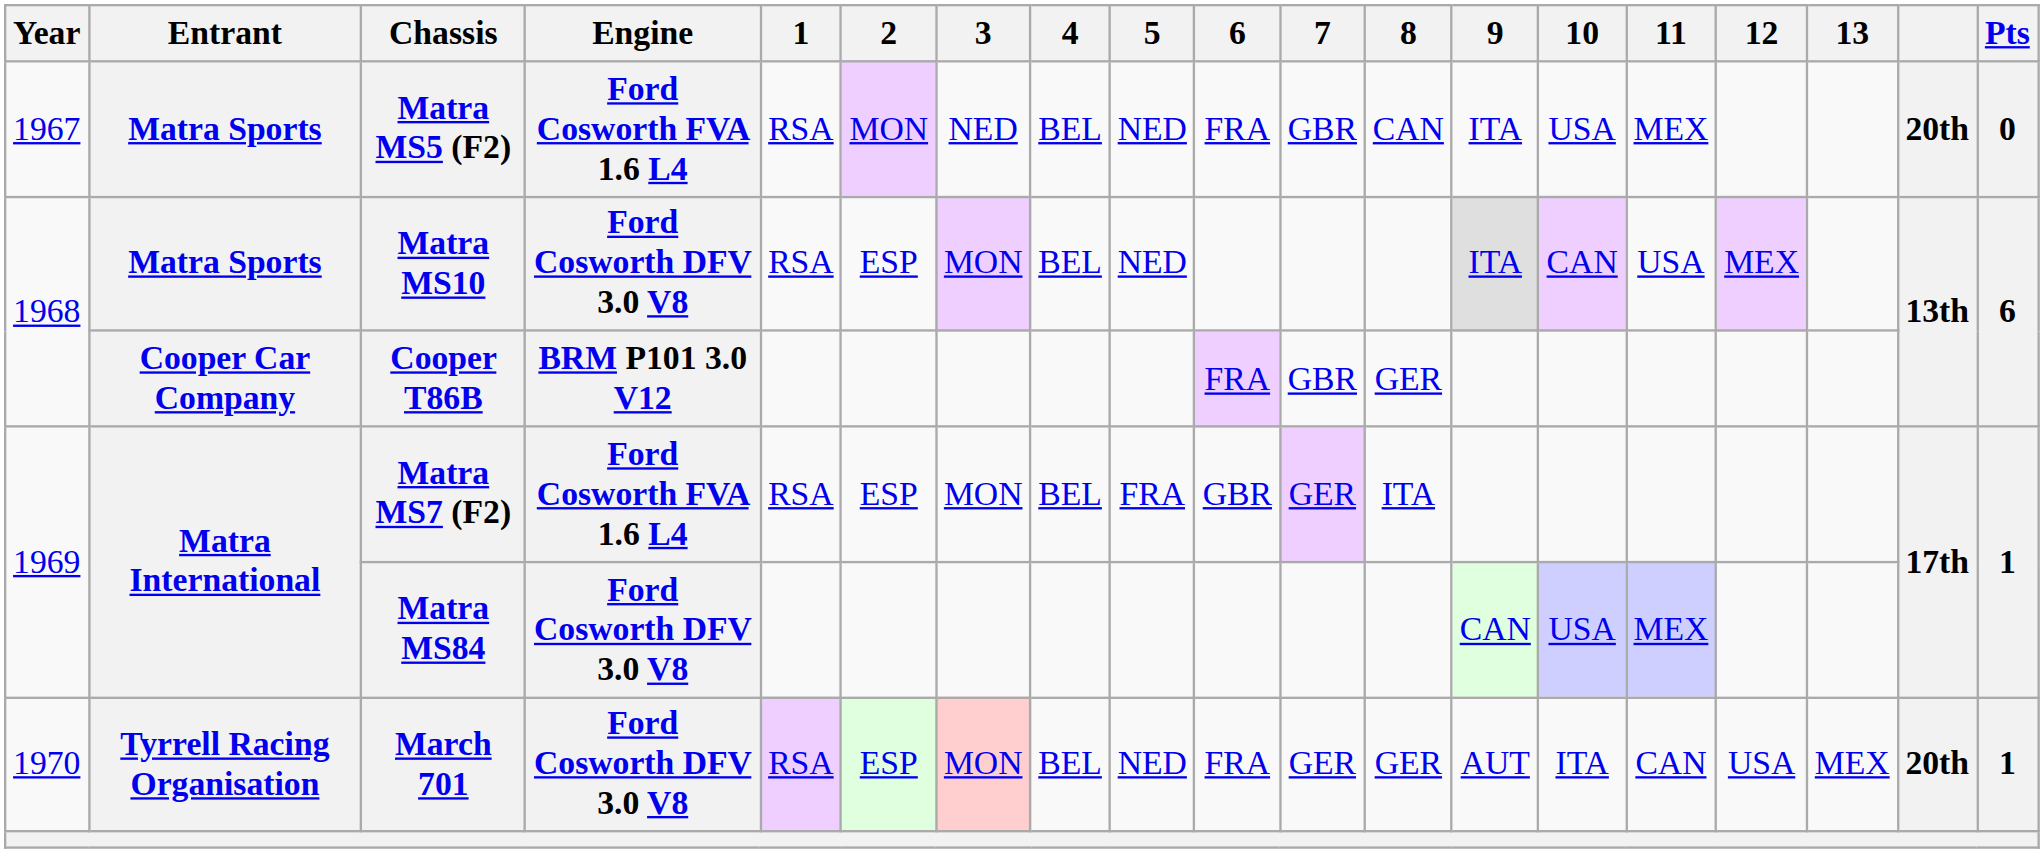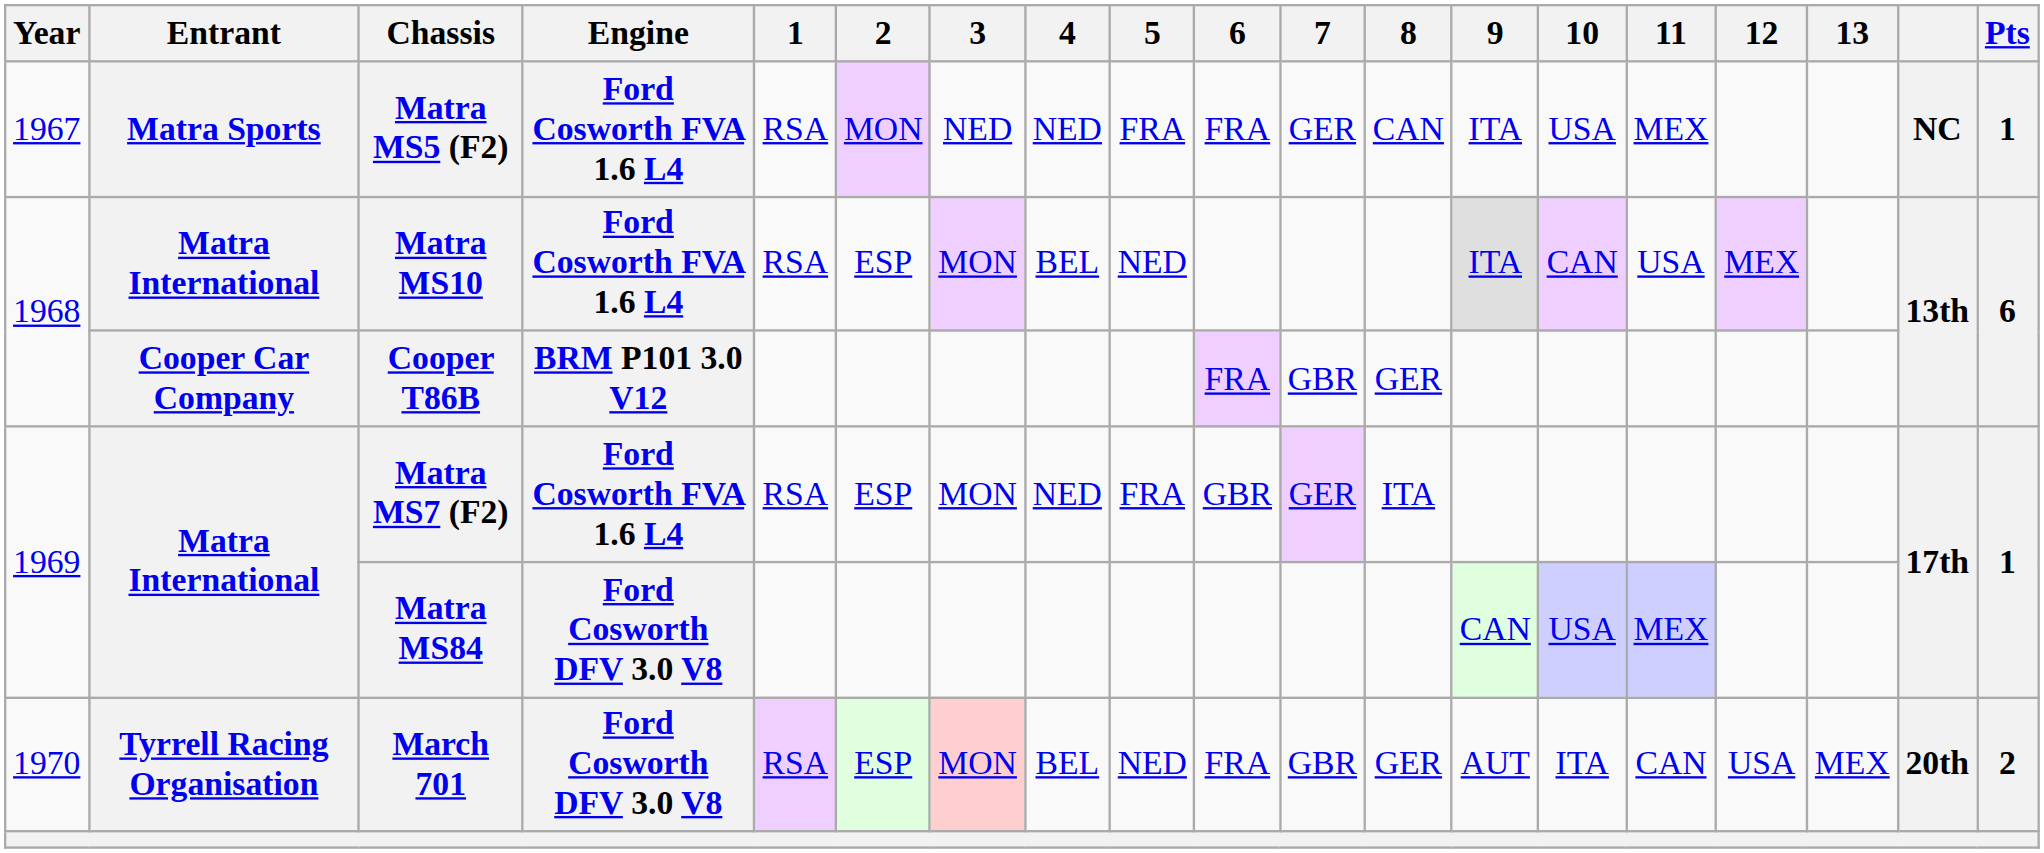(1070, 128) BEL -> (1067, 128) NED
(1152, 128) NED -> (1152, 128) FRA
(1322, 128) GBR -> (1322, 128) GER
(1937, 128) 20th -> (1937, 128) NC
(2007, 128) 0 -> (2007, 128) 1
(225, 263) Matra Sports -> (224, 263) Matra International
(643, 263) Ford Cosworth DFV 3.0 V8 -> (638, 263) Ford Cosworth FVA 1.6 L4
(1070, 493) BEL -> (1067, 493) NED
(1322, 763) GER -> (1322, 763) GBR
(2007, 763) 1 -> (2007, 763) 2
